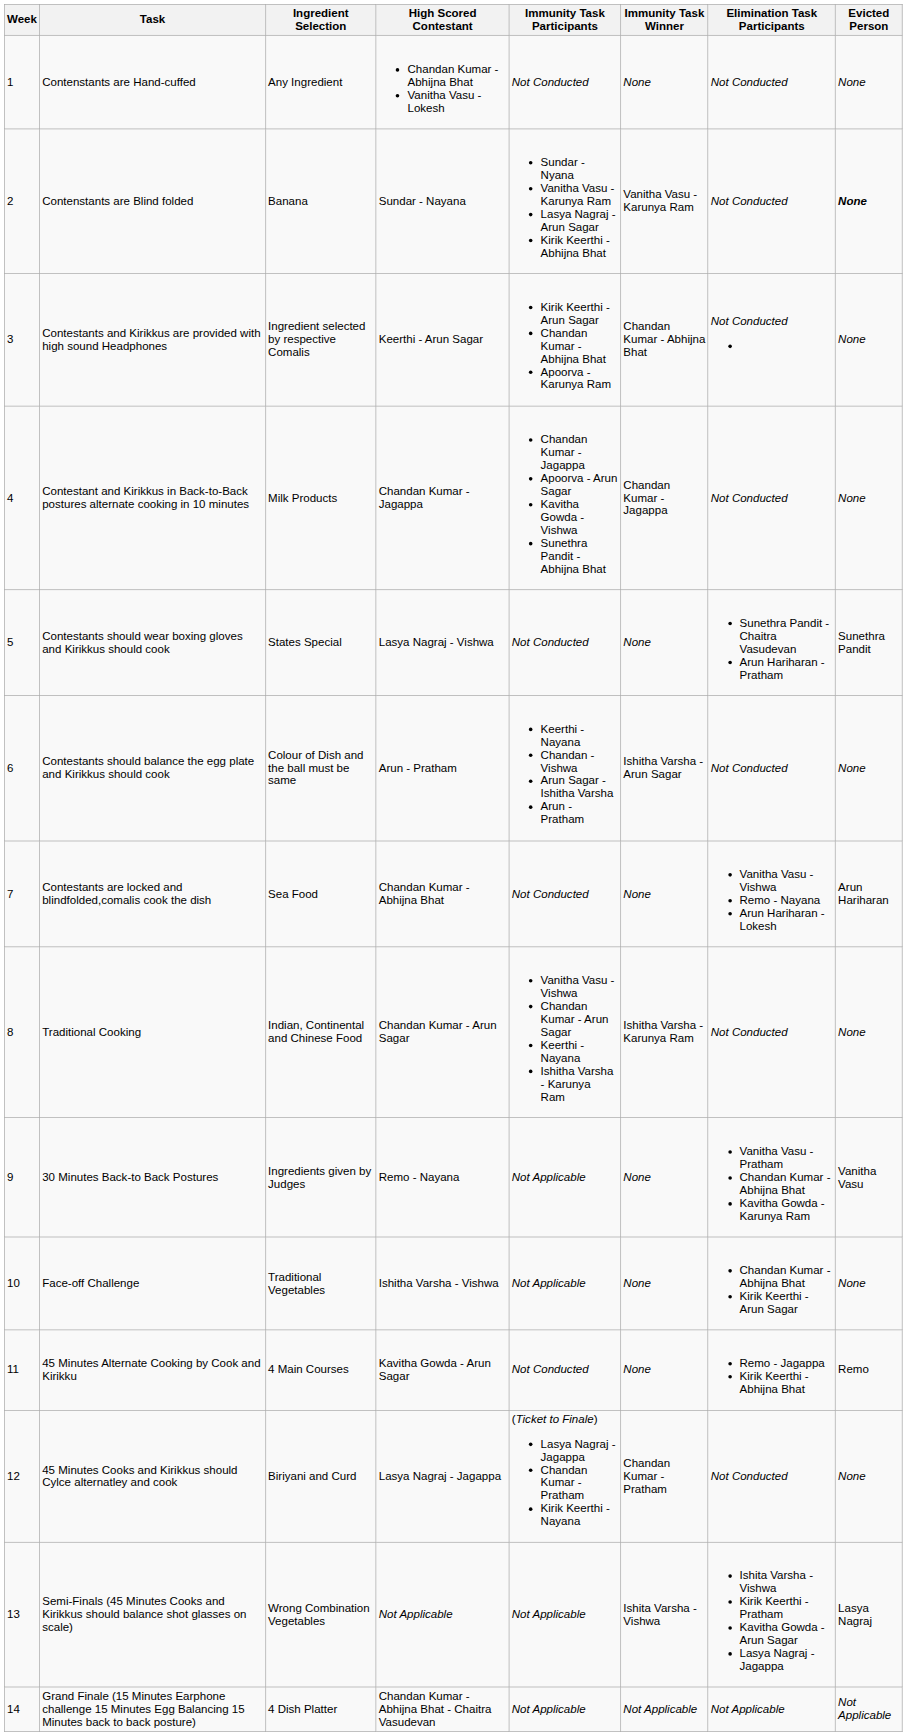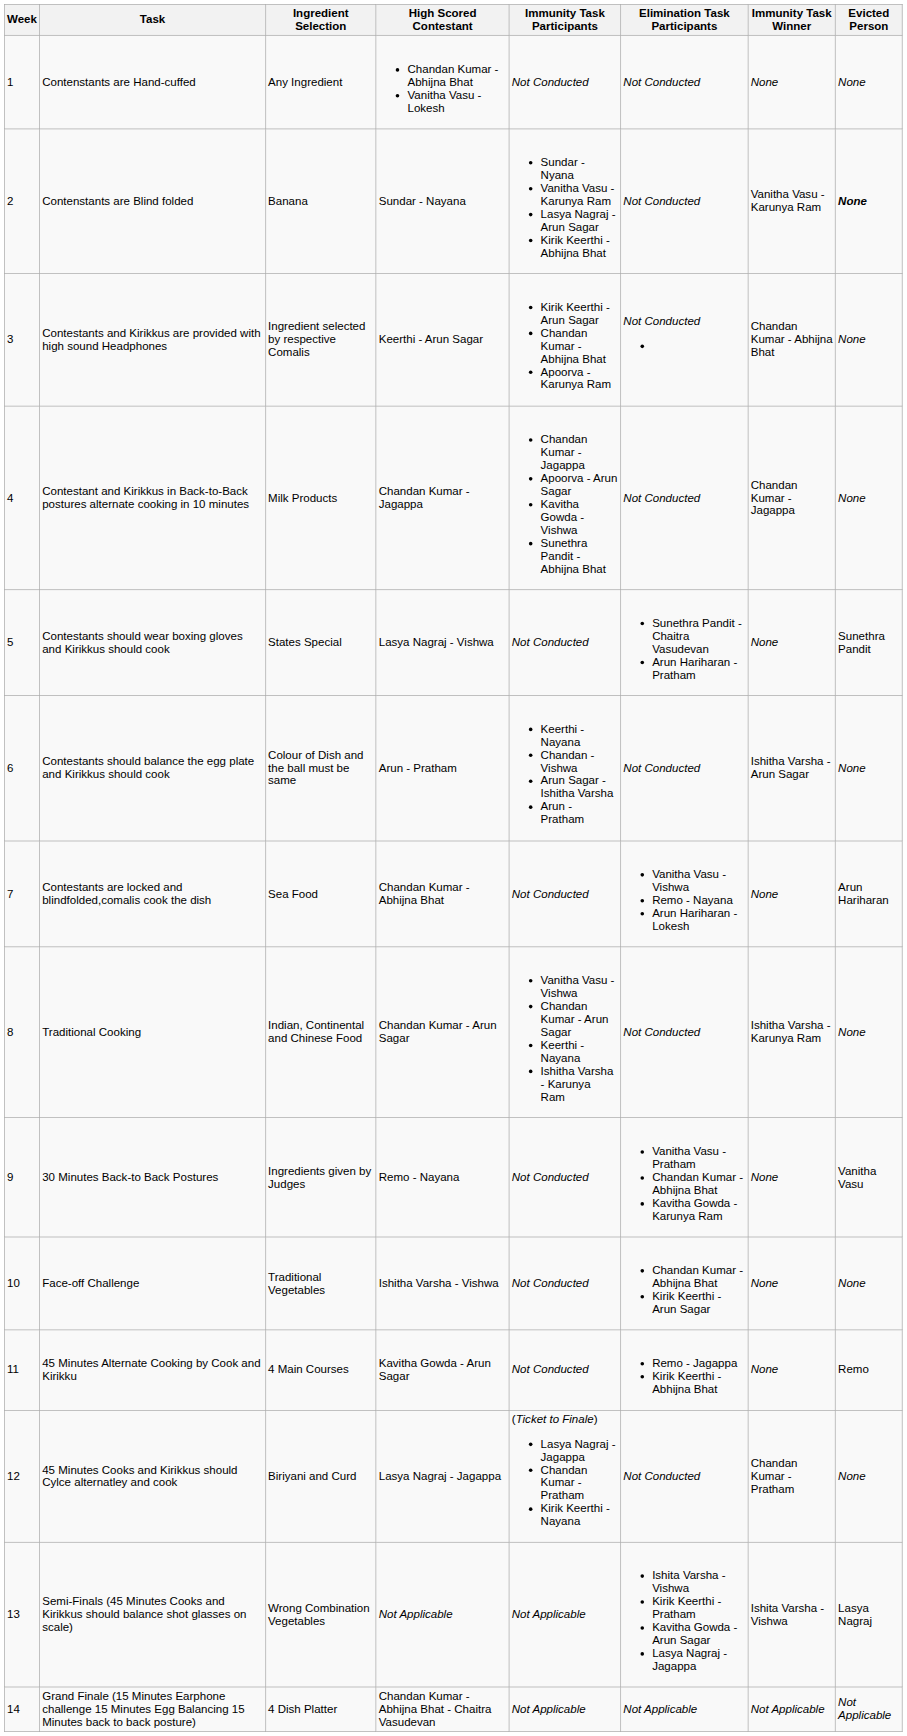columns swapped: (664, 20) <-> (772, 20)
(549, 1177) Not Applicable -> (550, 1177) Not Conducted
(549, 1283) Not Applicable -> (550, 1283) Not Conducted
